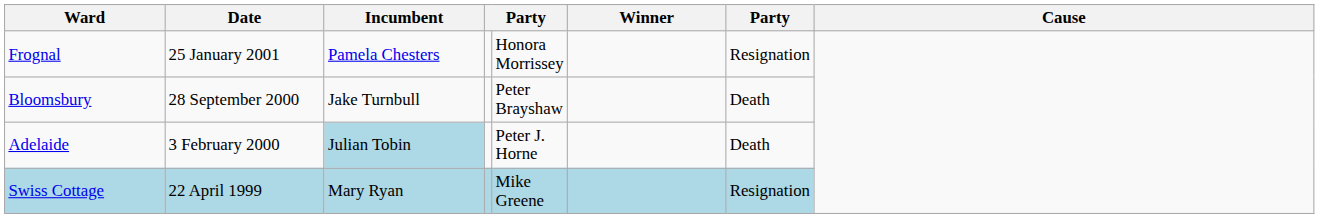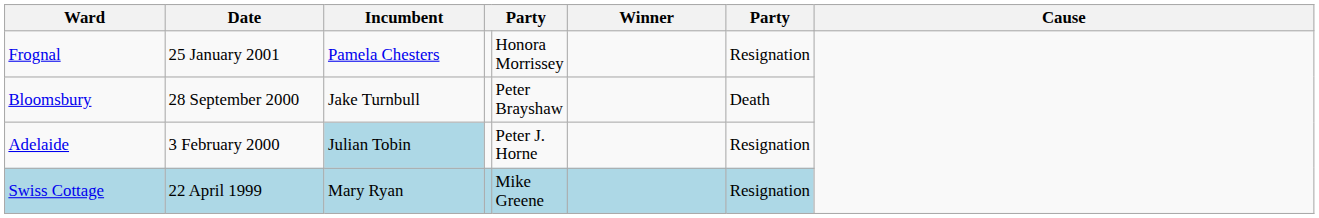(750, 145) Death -> (770, 145) Resignation
